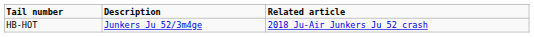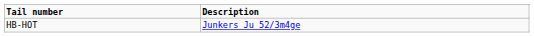- column: (306, 11)
